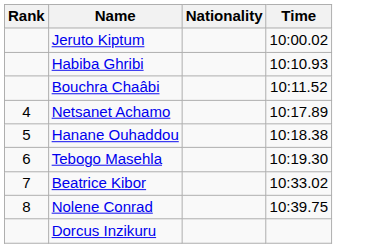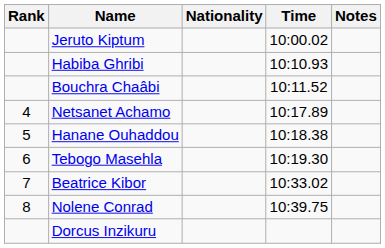+ column: (356, 16)
